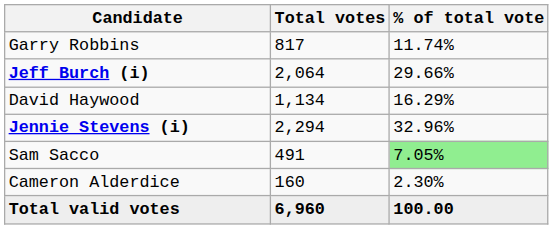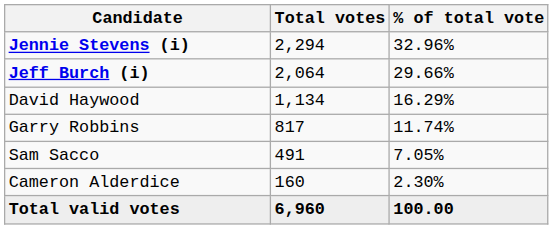rows swapped: (99, 128) <-> (74, 46)
(418, 155) lightgreen background -> (418, 155) no background
